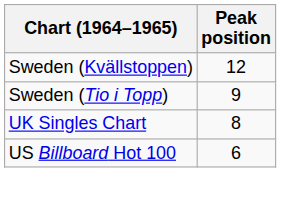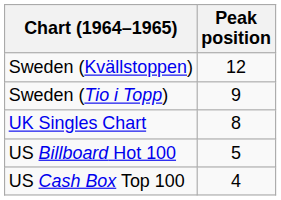(236, 152) 6 -> (236, 152) 5
+ row: (97, 180)
